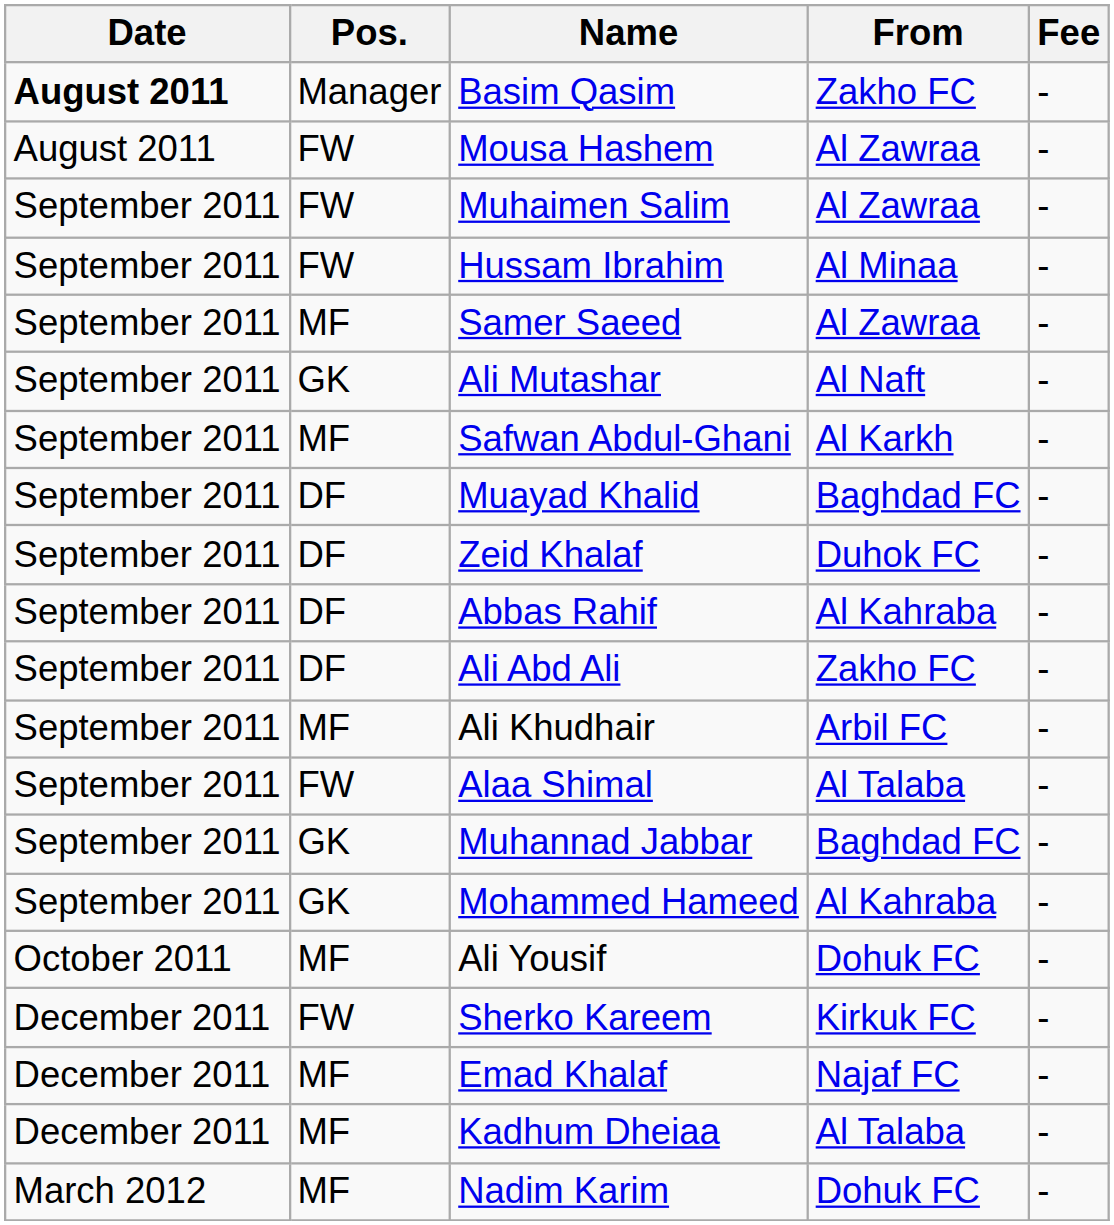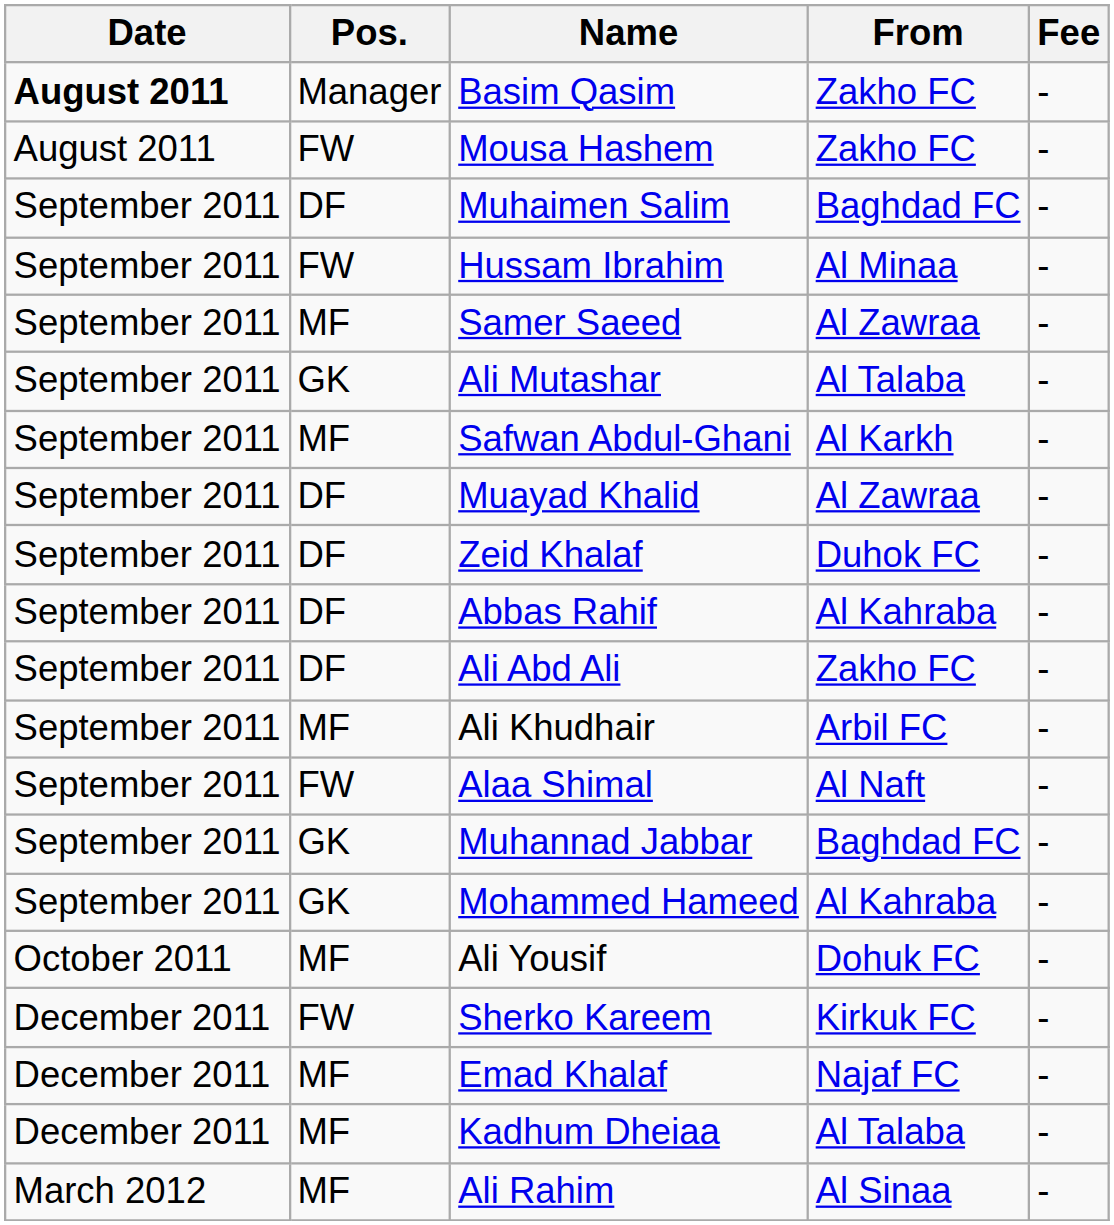(898, 149) Al Zawraa -> (896, 149) Zakho FC
(326, 206) FW -> (322, 206) DF
(898, 206) Al Zawraa -> (918, 206) Baghdad FC
(870, 380) Al Naft -> (890, 380) Al Talaba
(918, 496) Baghdad FC -> (898, 496) Al Zawraa
(890, 785) Al Talaba -> (870, 785) Al Naft
- row: (564, 1190)
+ row: (536, 1190)
